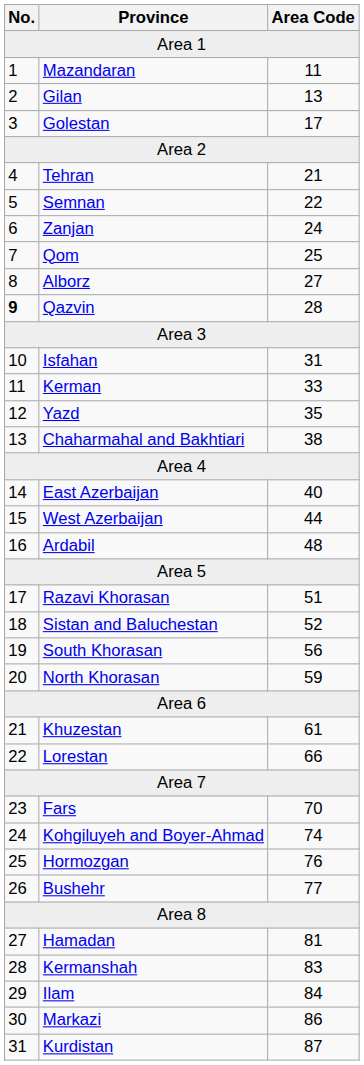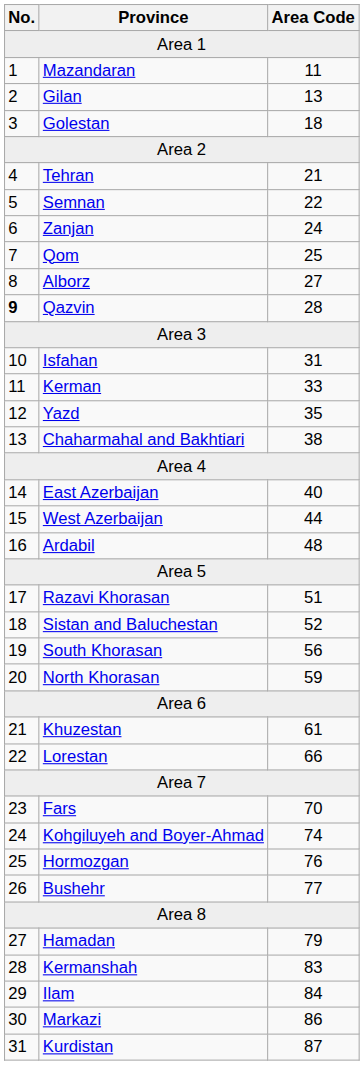(313, 123) 17 -> (313, 123) 18
(313, 941) 81 -> (313, 941) 79
